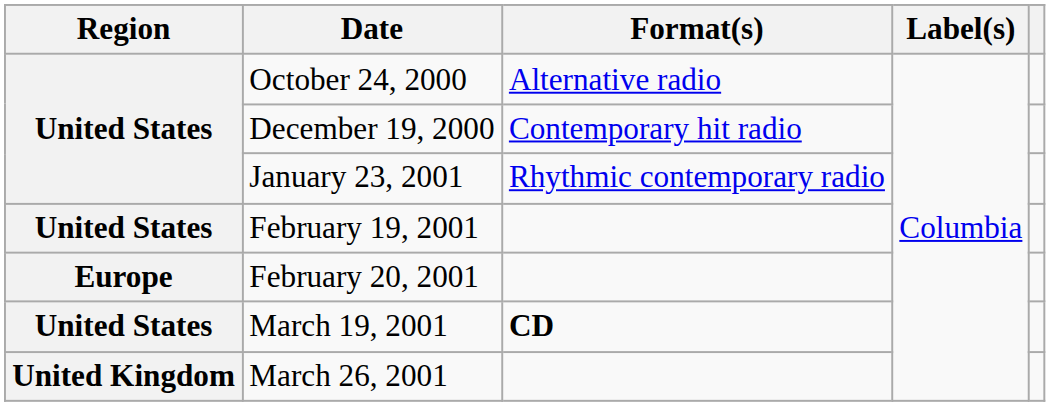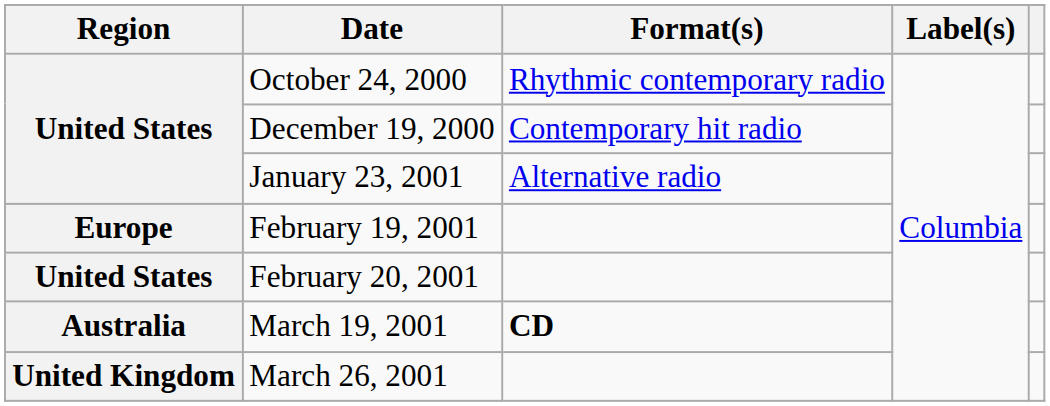(615, 78) Alternative radio -> (697, 78) Rhythmic contemporary radio
(697, 177) Rhythmic contemporary radio -> (615, 177) Alternative radio
(124, 227) United States -> (124, 227) Europe
(124, 276) Europe -> (124, 276) United States
(124, 326) United States -> (124, 326) Australia
